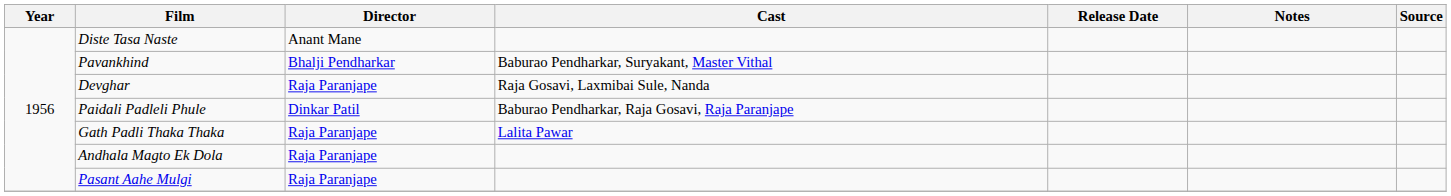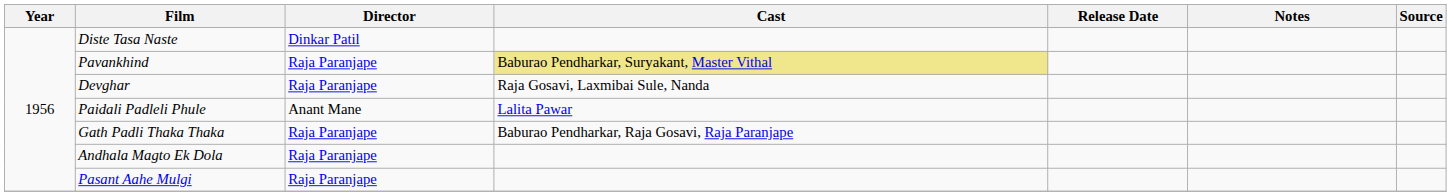(325, 39) Anant Mane -> (324, 39) Dinkar Patil
(341, 62) Bhalji Pendharkar -> (333, 62) Raja Paranjape
(635, 62) no background -> (635, 62) khaki background
(324, 109) Dinkar Patil -> (325, 109) Anant Mane
(646, 109) Baburao Pendharkar, Raja Gosavi, Raja Paranjape -> (535, 109) Lalita Pawar
(535, 132) Lalita Pawar -> (645, 132) Baburao Pendharkar, Raja Gosavi, Raja Paranjape
